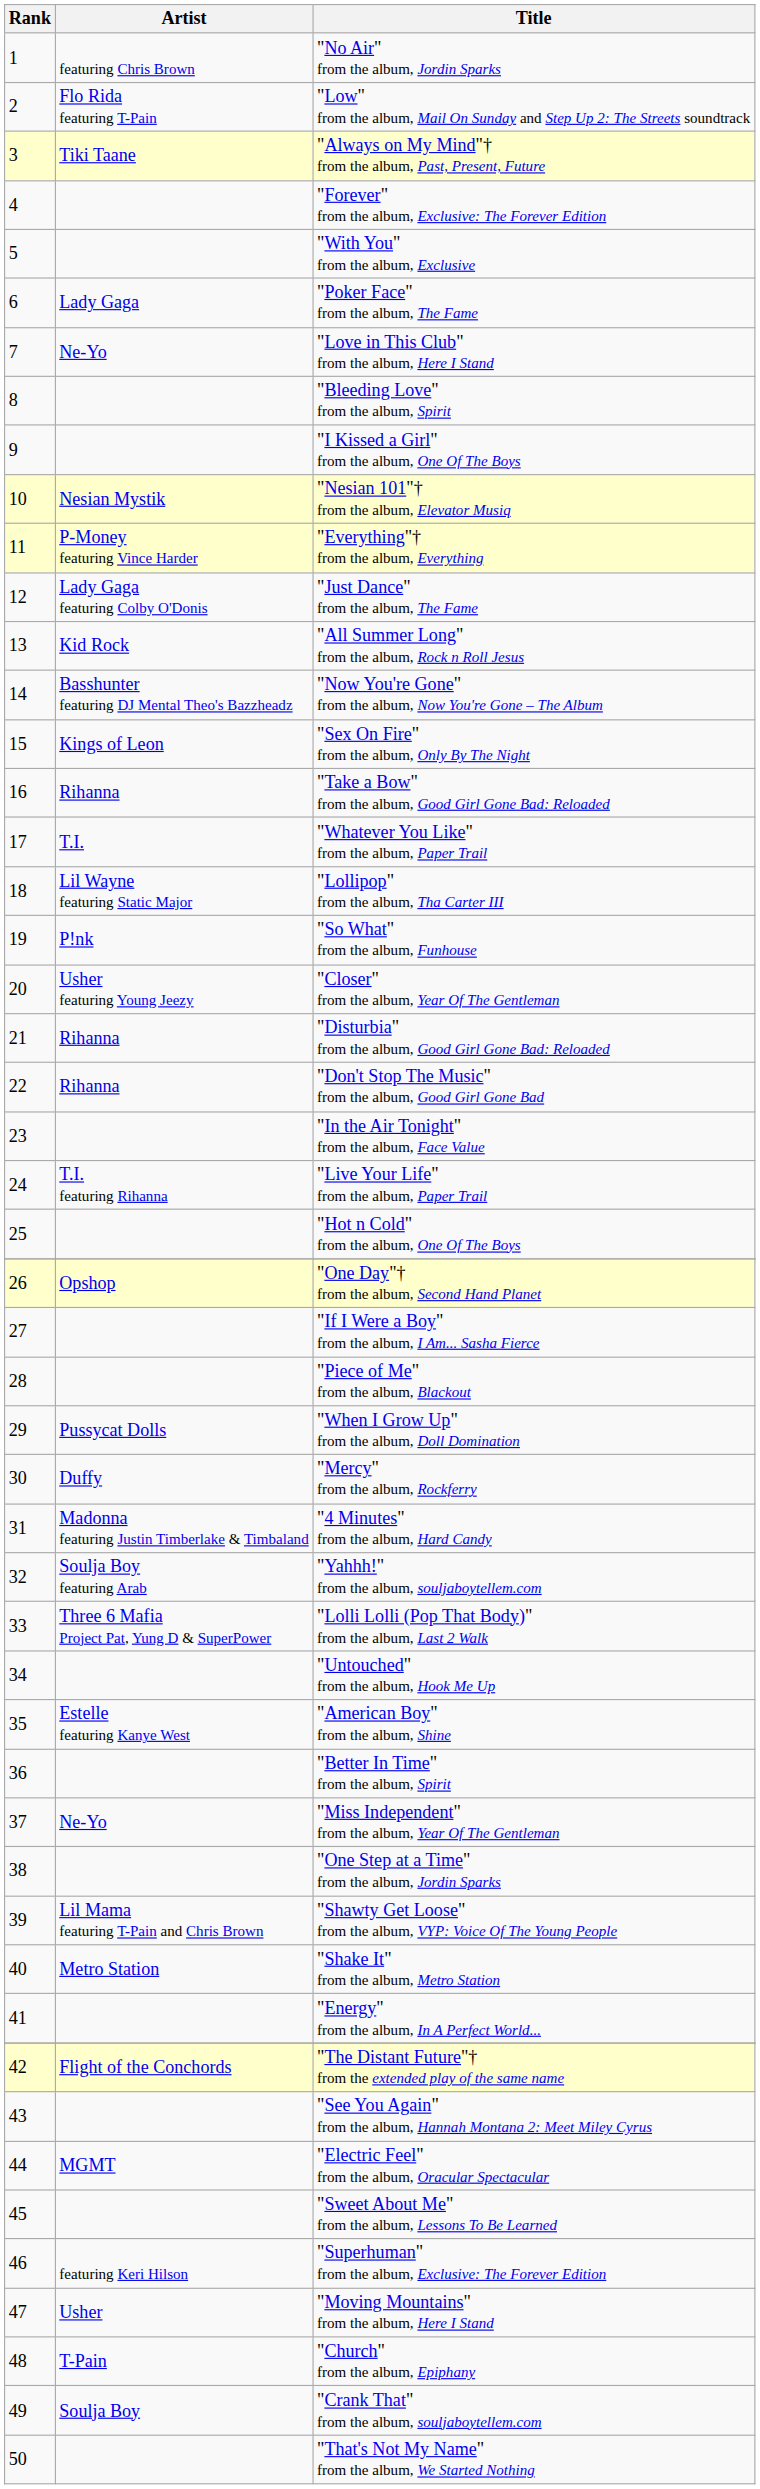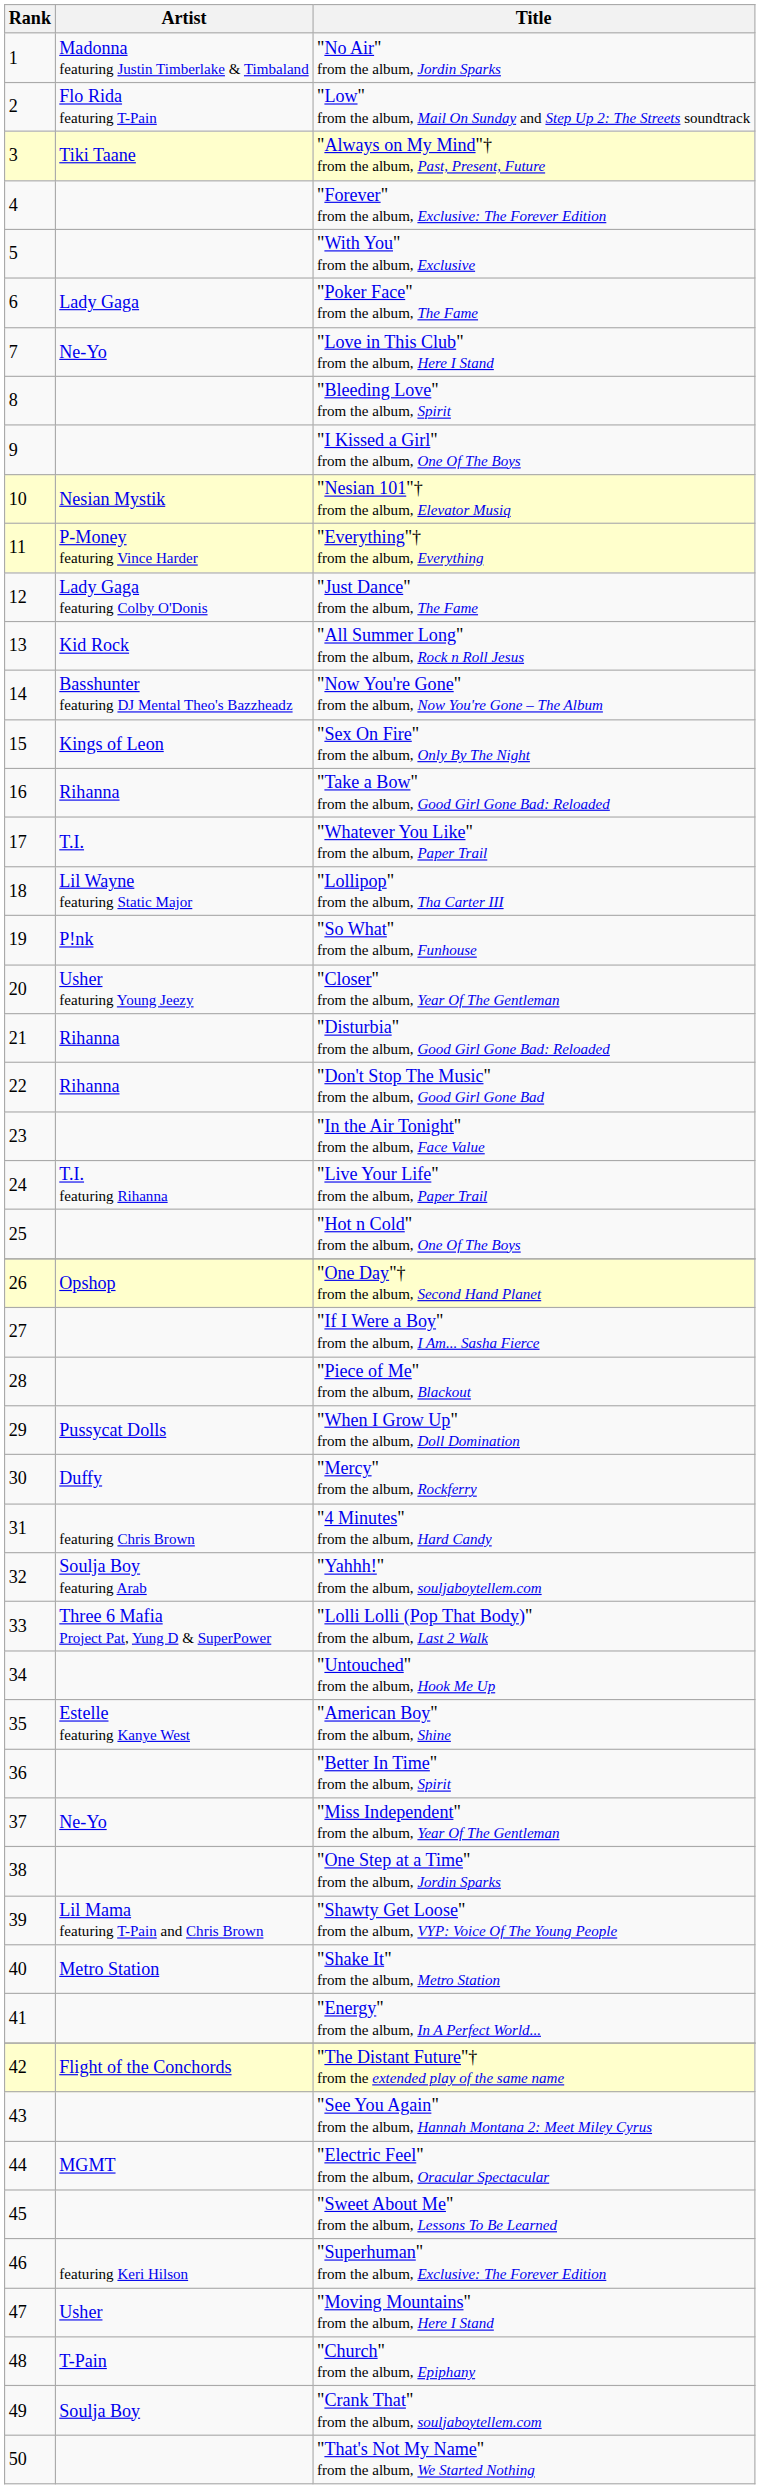(127, 68) featuring Chris Brown -> (184, 57) Madonna featuring Justin Timberlake & Timbaland
(184, 1528) Madonna featuring Justin Timberlake & Timbaland -> (127, 1539) featuring Chris Brown
